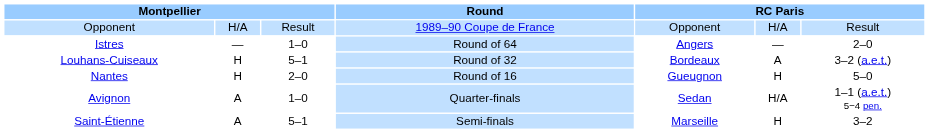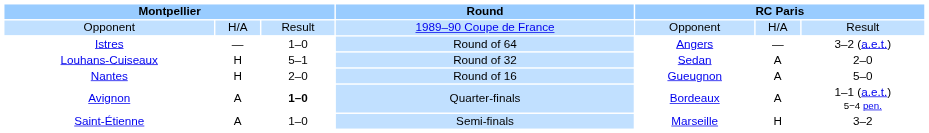(863, 44) 2–0 -> (863, 44) 3–2 (a.e.t.)
(695, 60) Bordeaux -> (695, 60) Sedan
(863, 60) 3–2 (a.e.t.) -> (863, 60) 2–0
(778, 76) H -> (778, 76) A
(298, 98) normal -> (298, 98) bold
(695, 98) Sedan -> (695, 98) Bordeaux
(778, 98) H/A -> (778, 98) A
(298, 121) 5–1 -> (298, 121) 1–0
